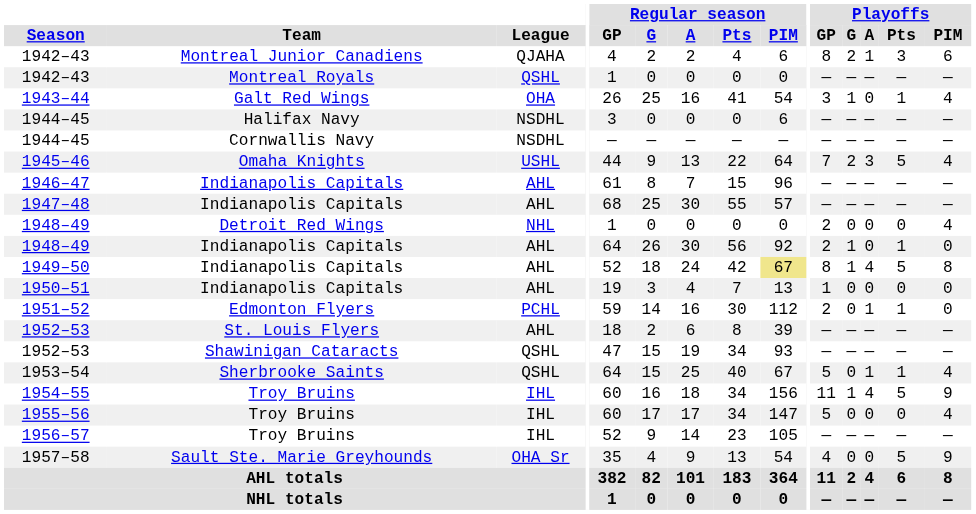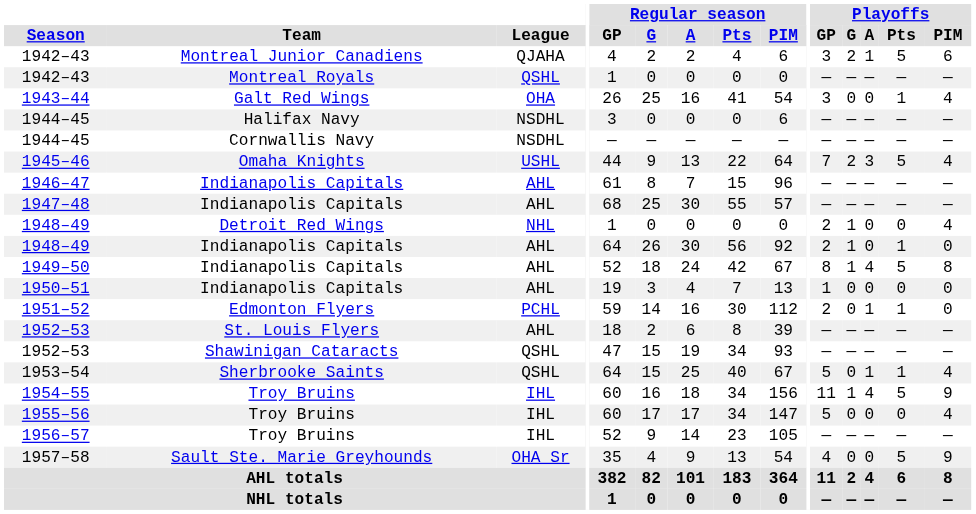(826, 57) 8 -> (826, 57) 3
(901, 57) 3 -> (901, 57) 5
(851, 99) 1 -> (851, 99) 0
(851, 225) 0 -> (851, 225) 1
(783, 268) khaki background -> (783, 268) no background
